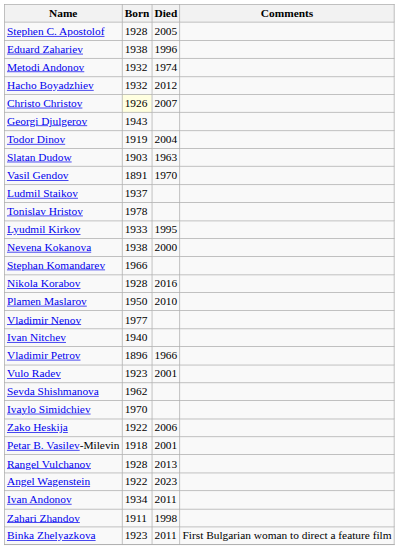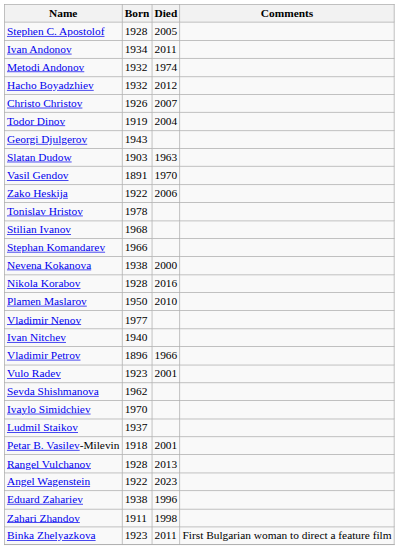rows swapped: (39, 499) <-> (45, 49)
(136, 103) lightyellow background -> (136, 103) no background
rows swapped: (36, 139) <-> (47, 121)
rows swapped: (37, 427) <-> (42, 193)
+ row: (39, 229)
- row: (44, 229)
rows swapped: (49, 247) <-> (56, 265)
